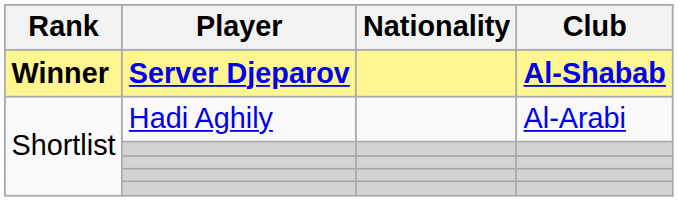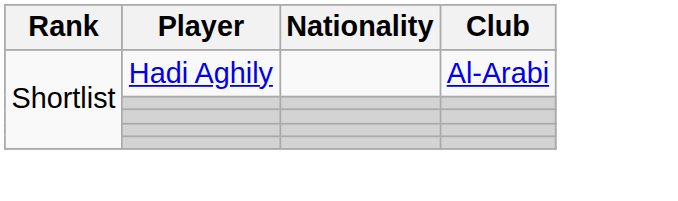- row: (239, 73)
